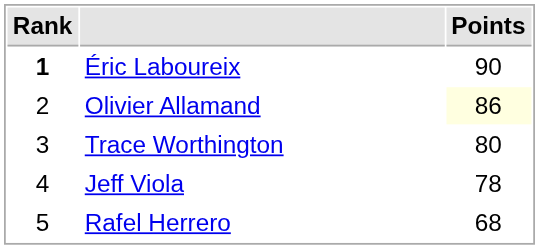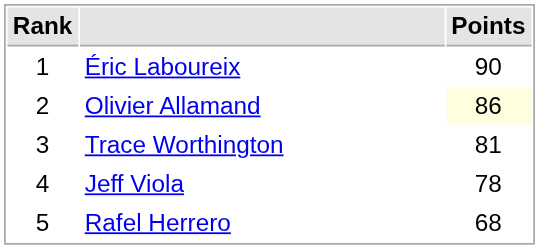(43, 67) bold -> (43, 67) normal
(488, 145) 80 -> (488, 145) 81
